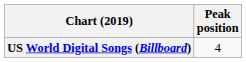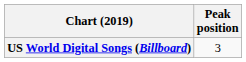(218, 47) 4 -> (218, 47) 3
